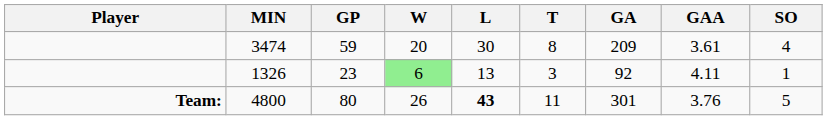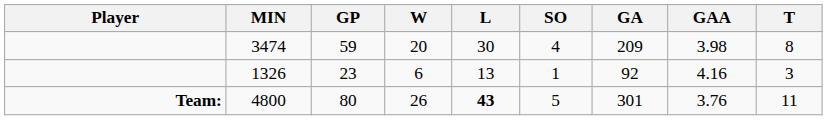columns swapped: (552, 18) <-> (786, 18)
(705, 45) 3.61 -> (712, 45) 3.98
(419, 73) lightgreen background -> (419, 73) no background
(705, 73) 4.11 -> (712, 73) 4.16
